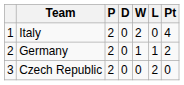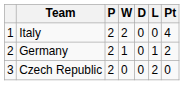columns swapped: (140, 13) <-> (125, 13)
